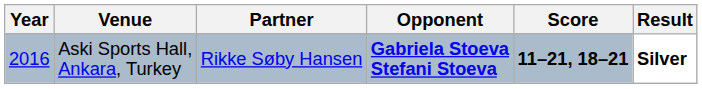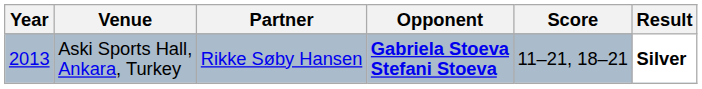(29, 59) 2016 -> (29, 59) 2013
(573, 59) bold -> (573, 59) normal
